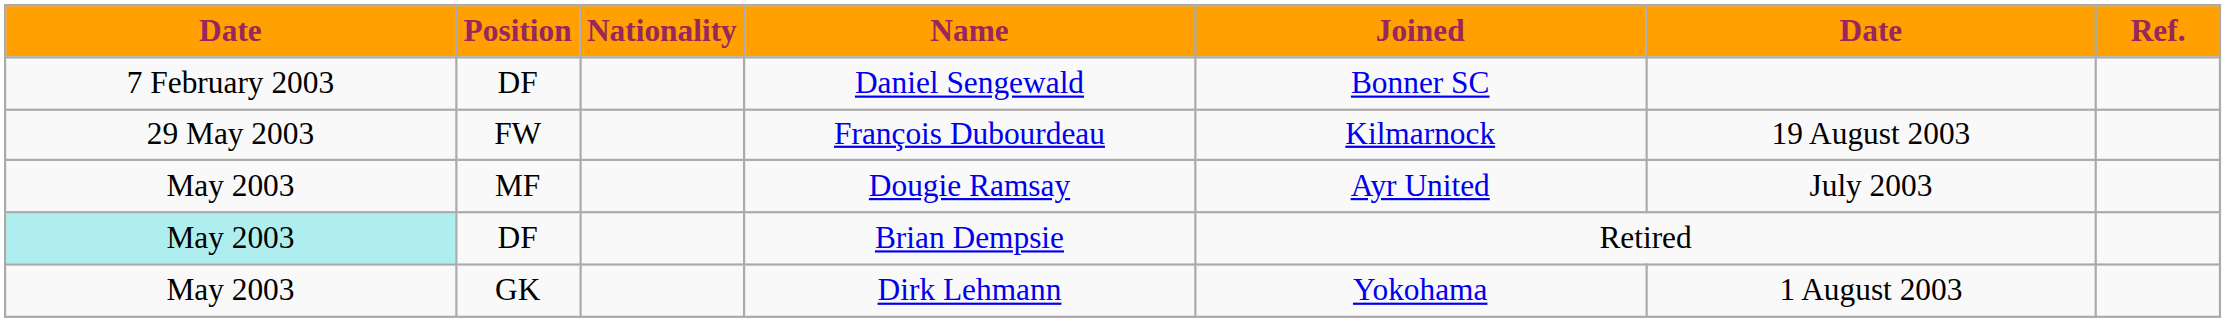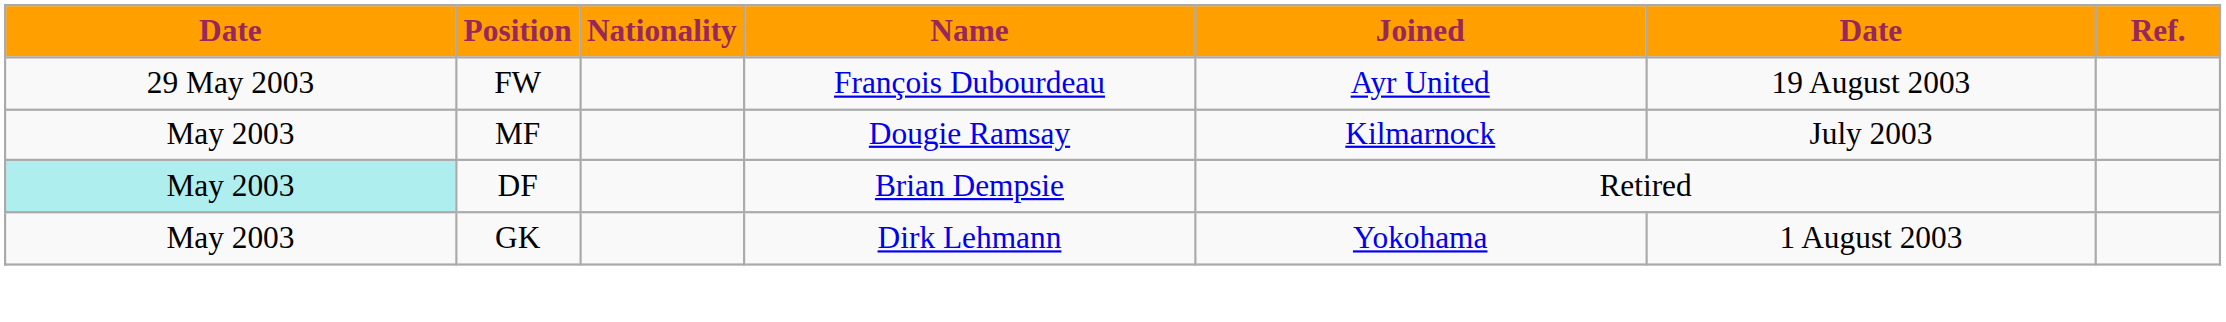- row: (969, 82)
(1420, 134) Kilmarnock -> (1420, 82) Ayr United
(1420, 186) Ayr United -> (1420, 134) Kilmarnock
